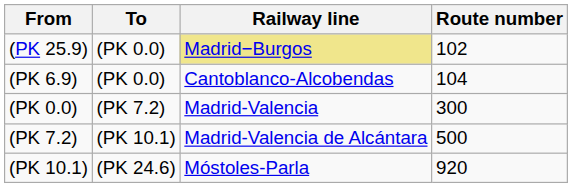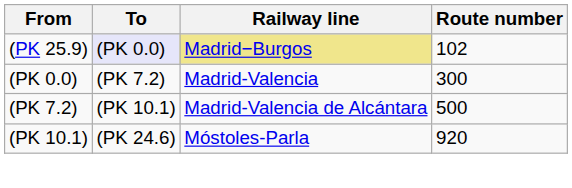(131, 49) no background -> (131, 49) lavender background
- row: (43, 78)
